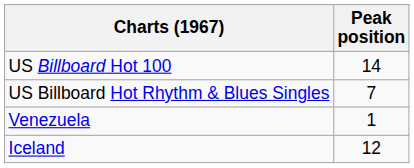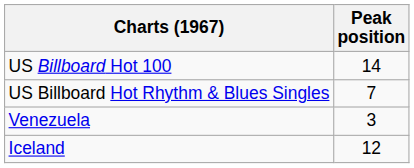(371, 120) 1 -> (371, 120) 3
